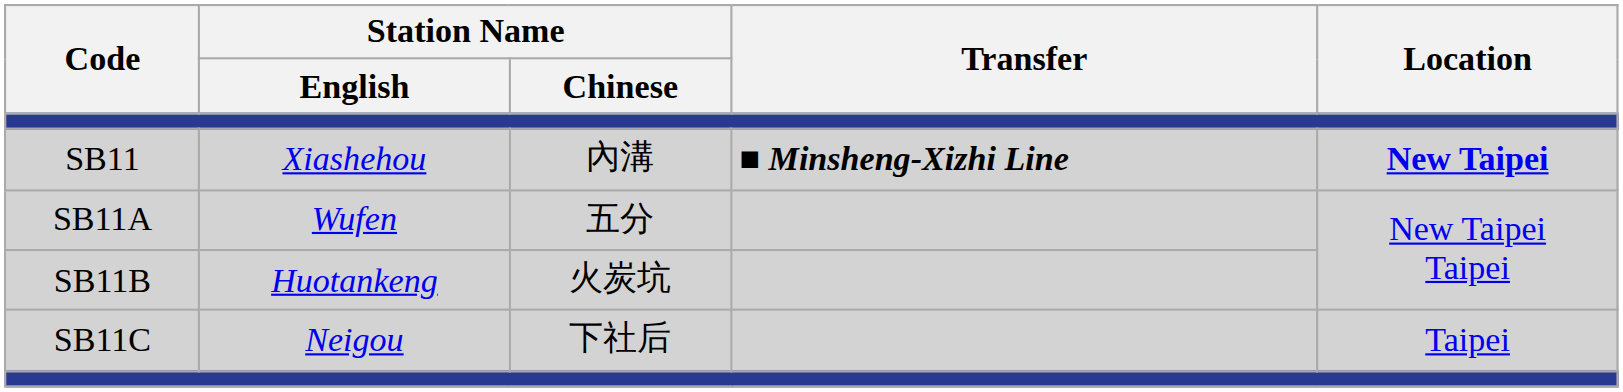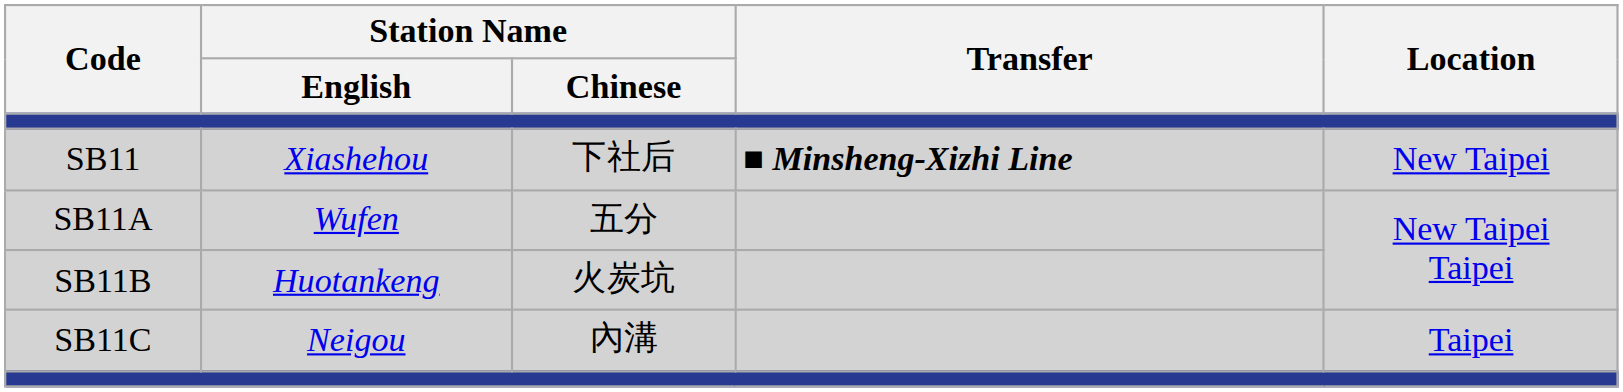(620, 157) 內溝 -> (624, 157) 下社后
(1468, 158) bold -> (1471, 158) normal
(620, 338) 下社后 -> (624, 338) 內溝
